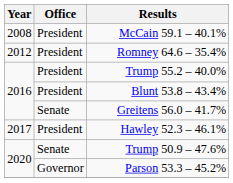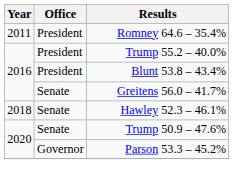- row: (173, 33)
(19, 52) 2012 -> (19, 33) 2011
(19, 129) 2017 -> (19, 110) 2018
(60, 129) President -> (53, 110) Senate
